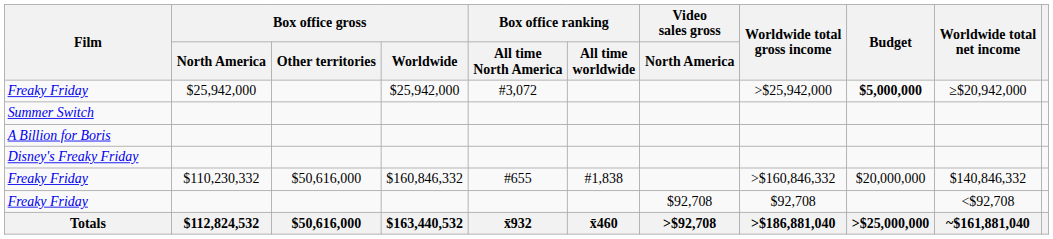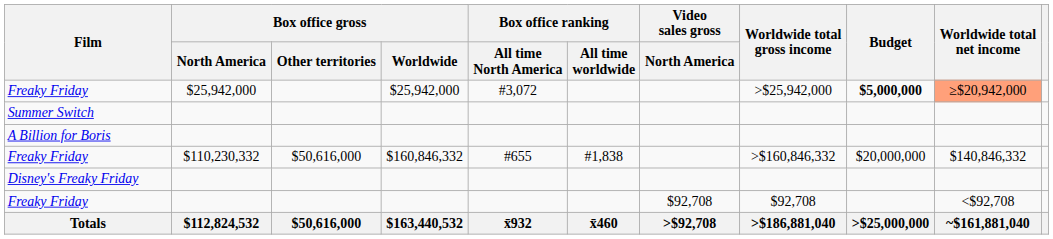(988, 91) no background -> (988, 91) lightsalmon background
rows swapped: (73, 157) <-> (48, 179)
